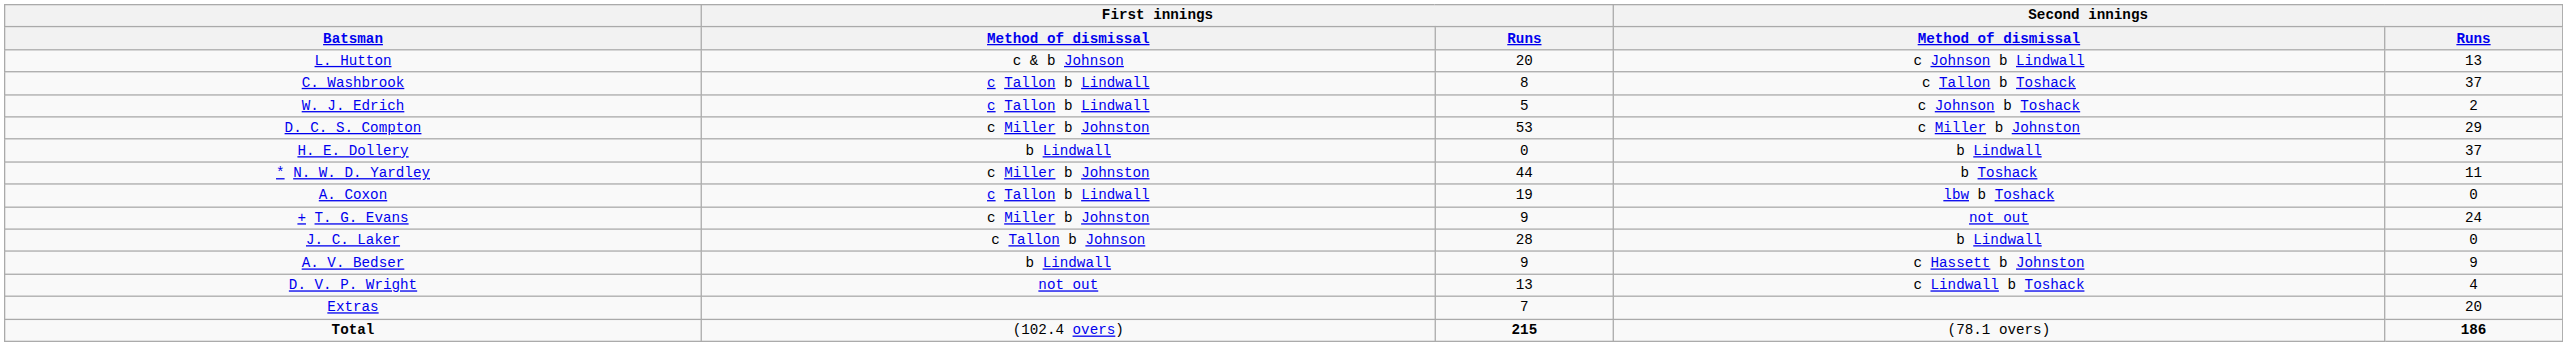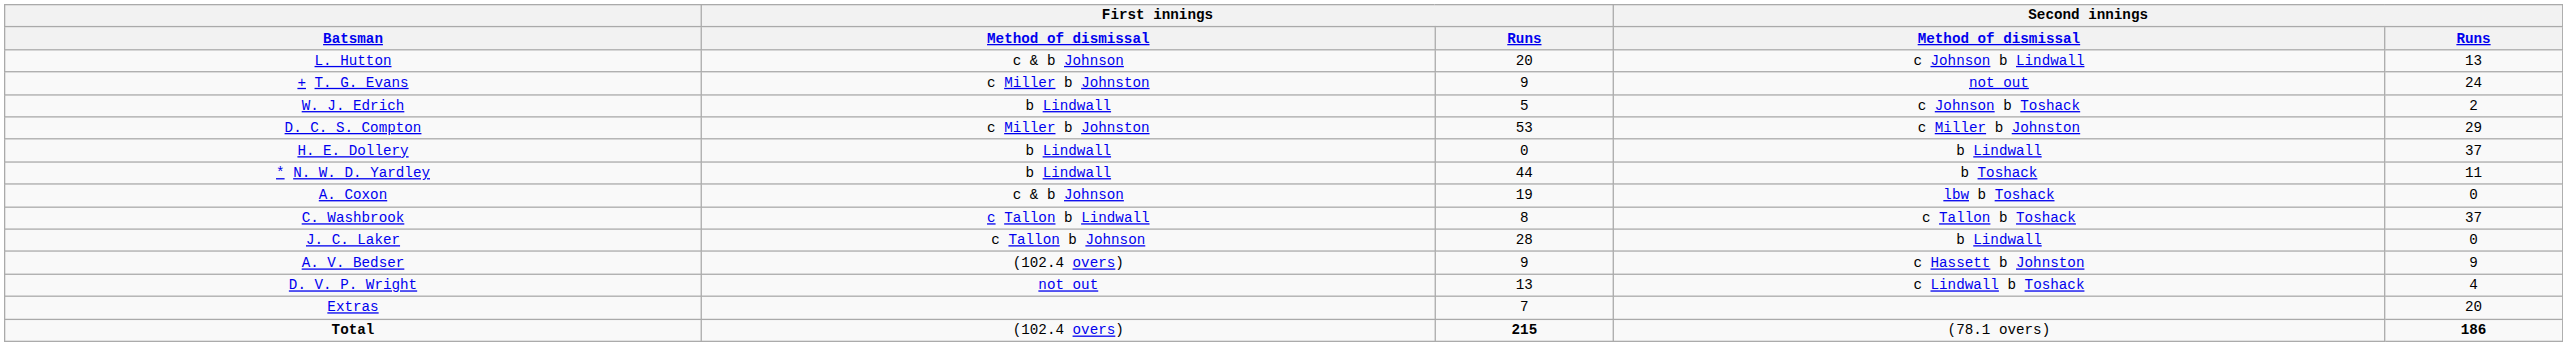rows swapped: (353, 83) <-> (353, 218)
(1068, 106) c Tallon b Lindwall -> (1068, 106) b Lindwall
(1068, 173) c Miller b Johnston -> (1068, 173) b Lindwall
(1068, 196) c Tallon b Lindwall -> (1068, 196) c & b Johnson
(1068, 263) b Lindwall -> (1068, 263) (102.4 overs)
